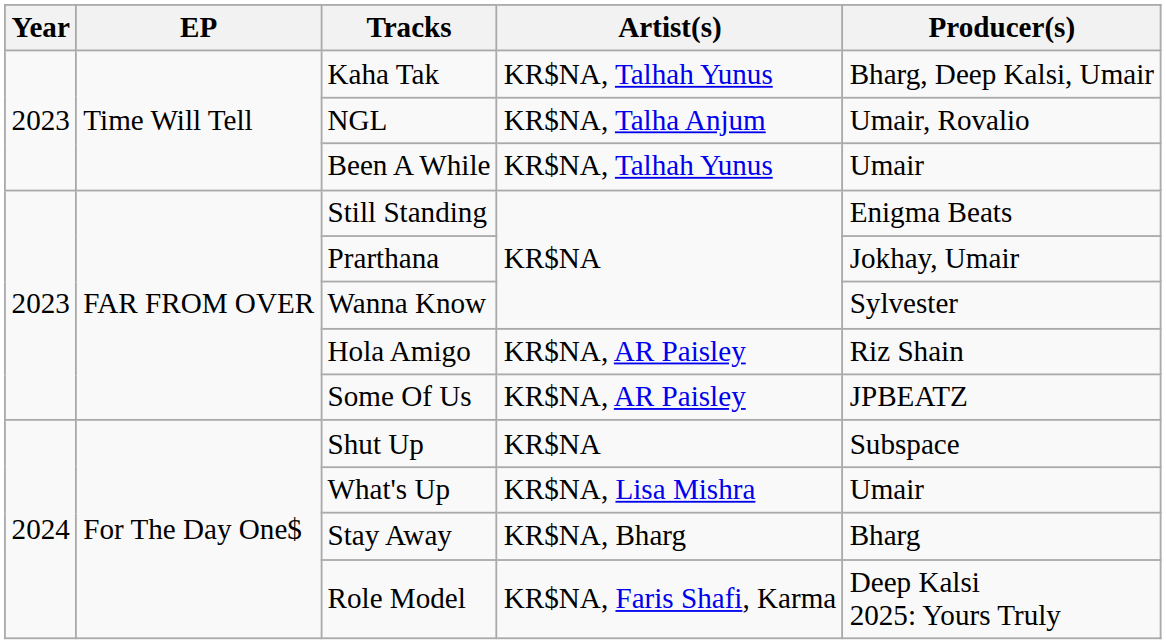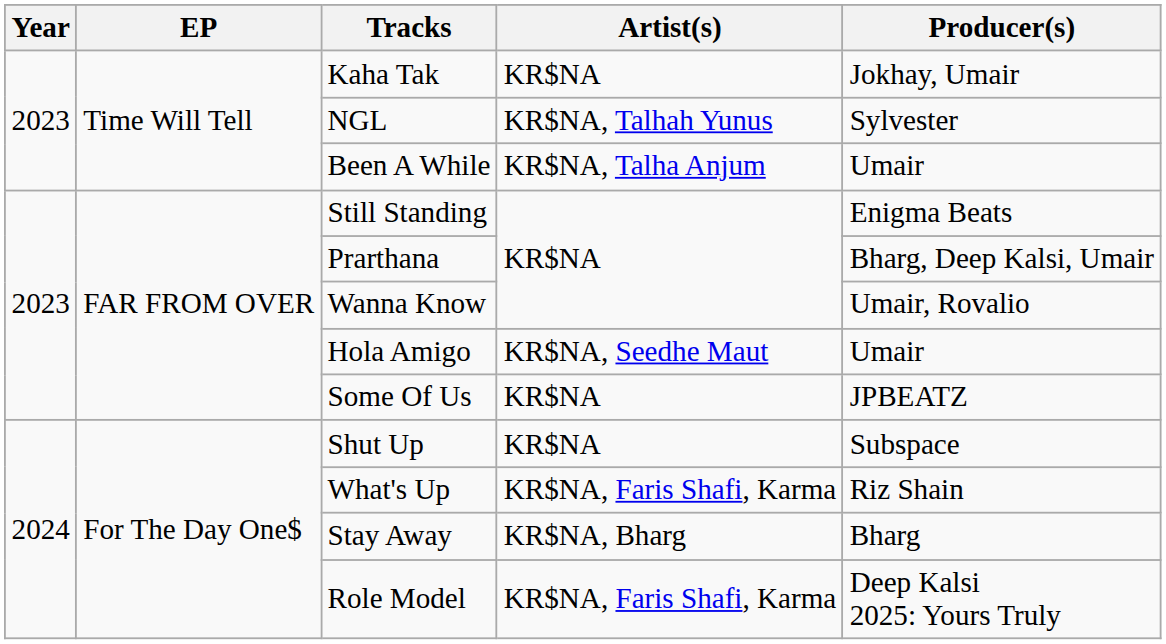(638, 73) KR$NA, Talhah Yunus -> (552, 73) KR$NA
(1002, 73) Bharg, Deep Kalsi, Umair -> (934, 73) Jokhay, Umair
(635, 119) KR$NA, Talha Anjum -> (638, 119) KR$NA, Talhah Yunus
(940, 119) Umair, Rovalio -> (904, 119) Sylvester
(638, 166) KR$NA, Talhah Yunus -> (635, 166) KR$NA, Talha Anjum
(934, 258) Jokhay, Umair -> (1002, 258) Bharg, Deep Kalsi, Umair
(904, 304) Sylvester -> (940, 304) Umair, Rovalio
(625, 350) KR$NA, AR Paisley -> (636, 350) KR$NA, Seedhe Maut
(907, 350) Riz Shain -> (887, 350) Umair
(625, 397) KR$NA, AR Paisley -> (552, 397) KR$NA
(630, 489) KR$NA, Lisa Mishra -> (670, 489) KR$NA, Faris Shafi, Karma
(887, 489) Umair -> (907, 489) Riz Shain
